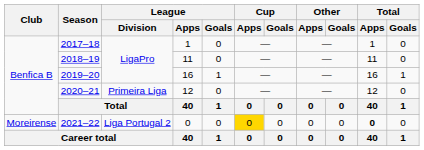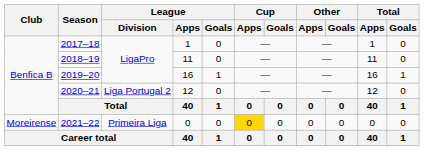(137, 91) Primeira Liga -> (137, 91) Liga Portugal 2
(137, 122) Liga Portugal 2 -> (137, 122) Primeira Liga
(372, 122) bold -> (372, 122) normal
